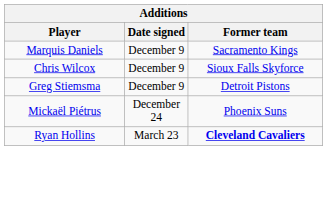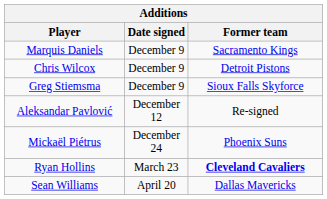(255, 68) Sioux Falls Skyforce -> (255, 68) Detroit Pistons
(255, 86) Detroit Pistons -> (255, 86) Sioux Falls Skyforce
+ row: (65, 111)
+ row: (65, 185)
